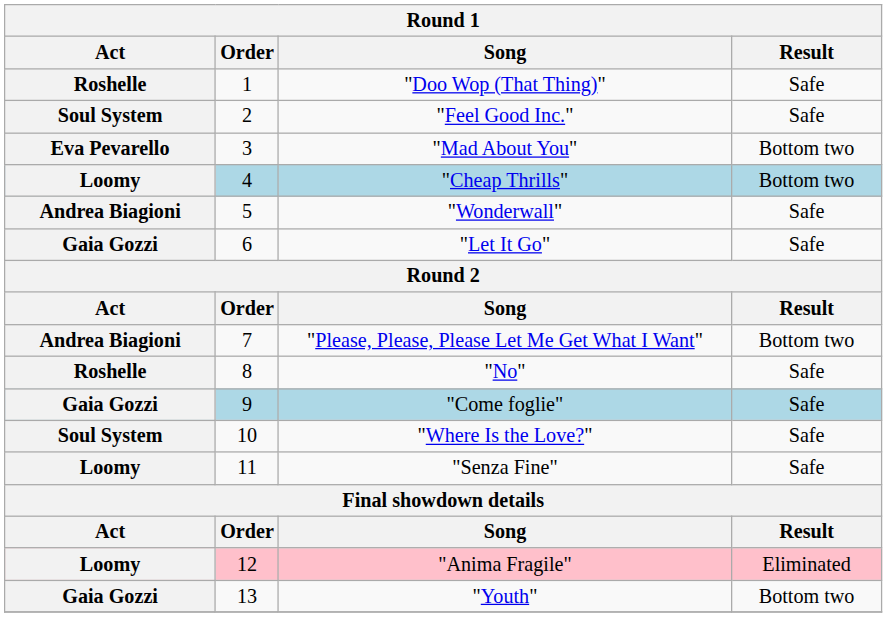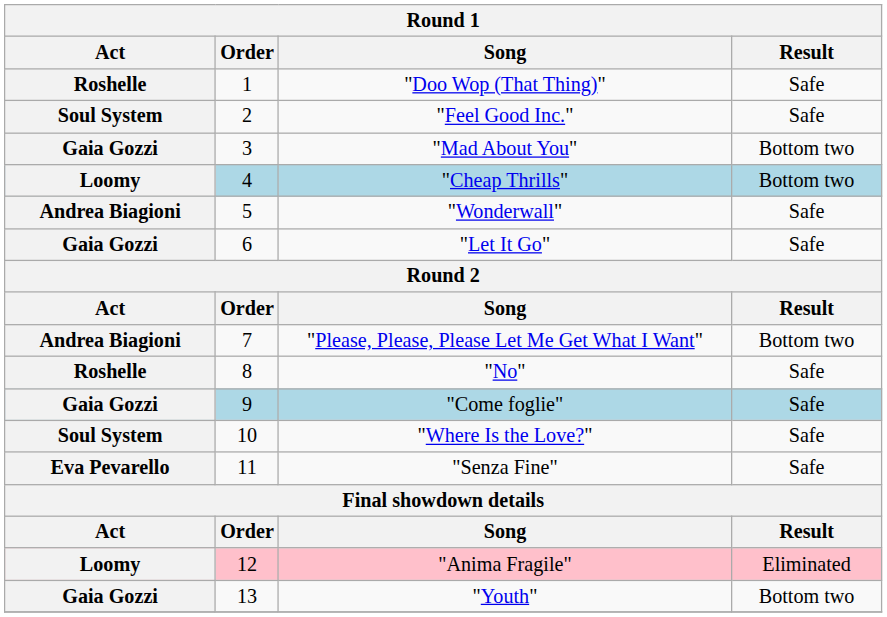(110, 148) Eva Pevarello -> (110, 148) Gaia Gozzi
(110, 468) Loomy -> (110, 468) Eva Pevarello
